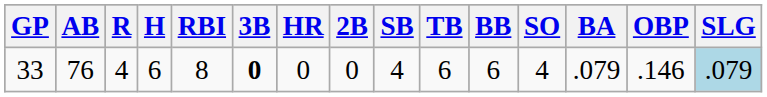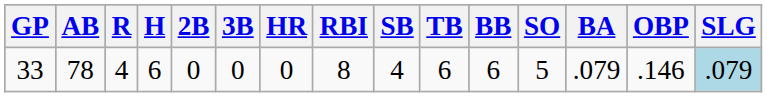columns swapped: (352, 26) <-> (202, 26)
(80, 69) 76 -> (80, 69) 78
(254, 69) bold -> (238, 69) normal
(542, 69) 4 -> (542, 69) 5
